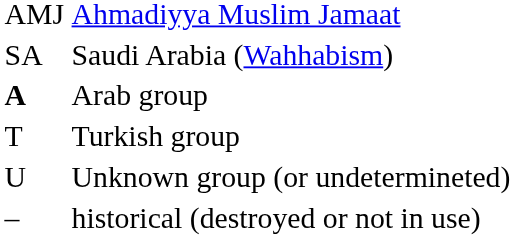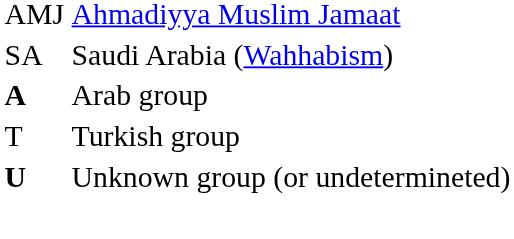(15, 177) normal -> (15, 177) bold
- row: (276, 218)
